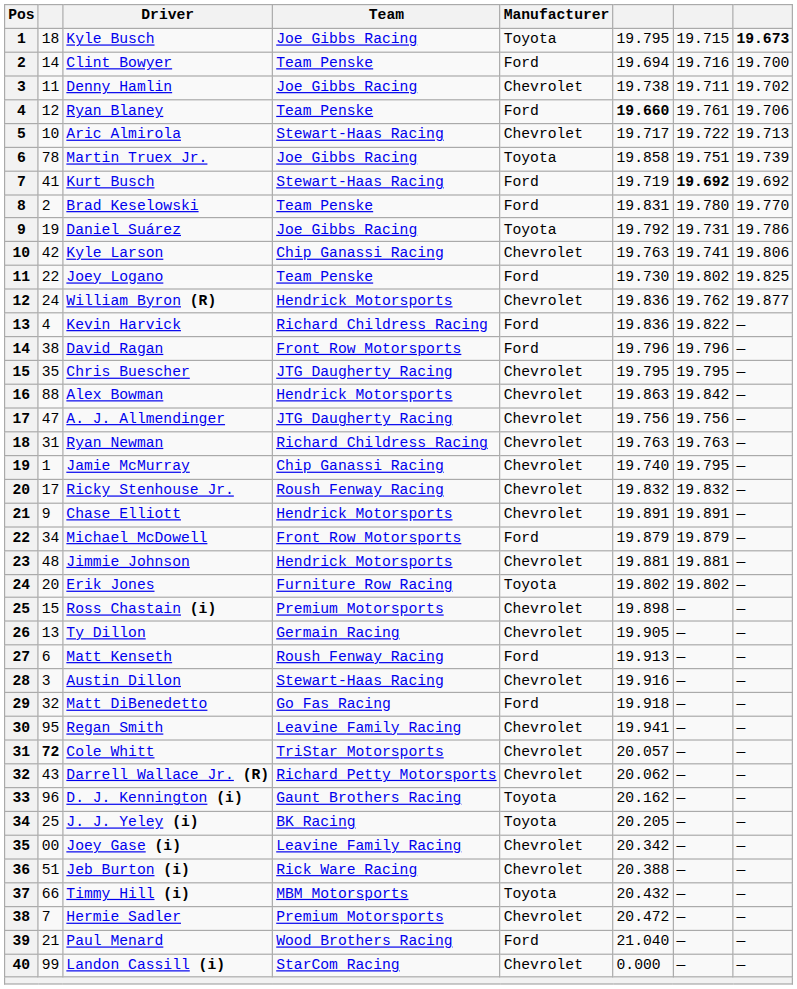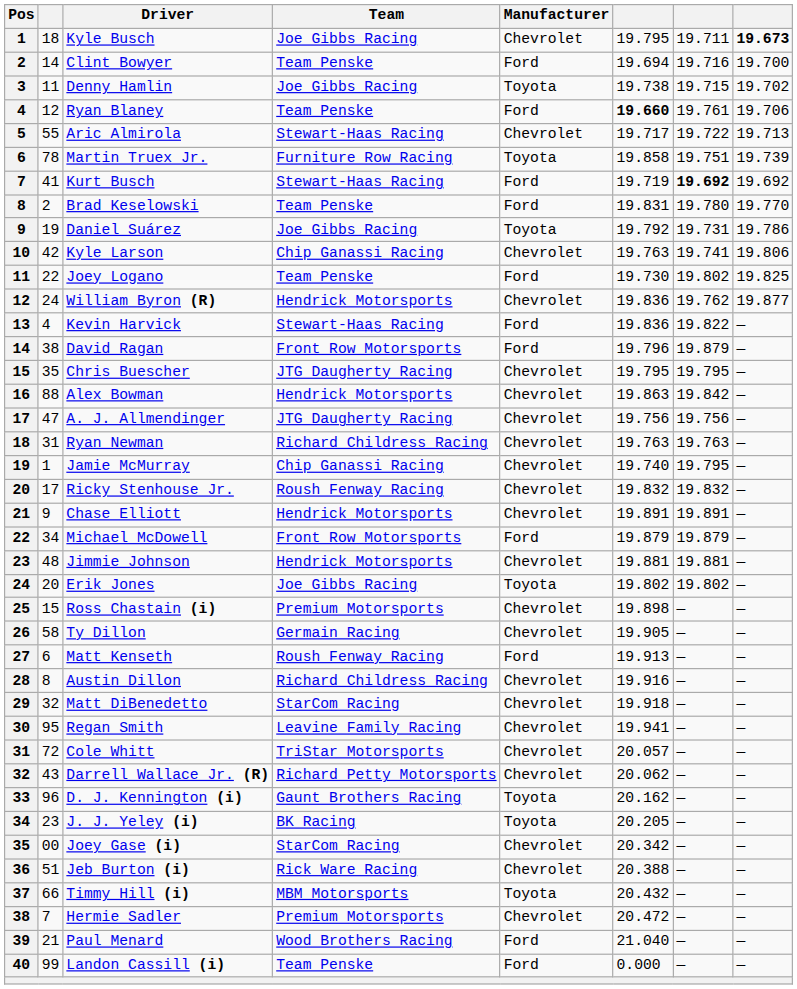(530, 41) Toyota -> (543, 41) Chevrolet
(703, 41) 19.715 -> (703, 41) 19.711
(543, 88) Chevrolet -> (530, 88) Toyota
(703, 88) 19.711 -> (703, 88) 19.715
(50, 135) 10 -> (50, 135) 55
(347, 159) Joe Gibbs Racing -> (364, 159) Furniture Row Racing
(382, 325) Richard Childress Racing -> (360, 325) Stewart-Haas Racing
(703, 349) 19.796 -> (703, 349) 19.879
(364, 586) Furniture Row Racing -> (347, 586) Joe Gibbs Racing
(50, 634) 13 -> (50, 634) 58
(46, 681) 3 -> (46, 681) 8
(360, 681) Stewart-Haas Racing -> (382, 681) Richard Childress Racing
(334, 705) Go Fas Racing -> (338, 705) StarCom Racing
(521, 705) Ford -> (543, 705) Chevrolet
(50, 752) bold -> (50, 752) normal
(50, 823) 25 -> (50, 823) 23
(369, 847) Leavine Family Racing -> (338, 847) StarCom Racing
(338, 966) StarCom Racing -> (325, 966) Team Penske
(543, 966) Chevrolet -> (521, 966) Ford
